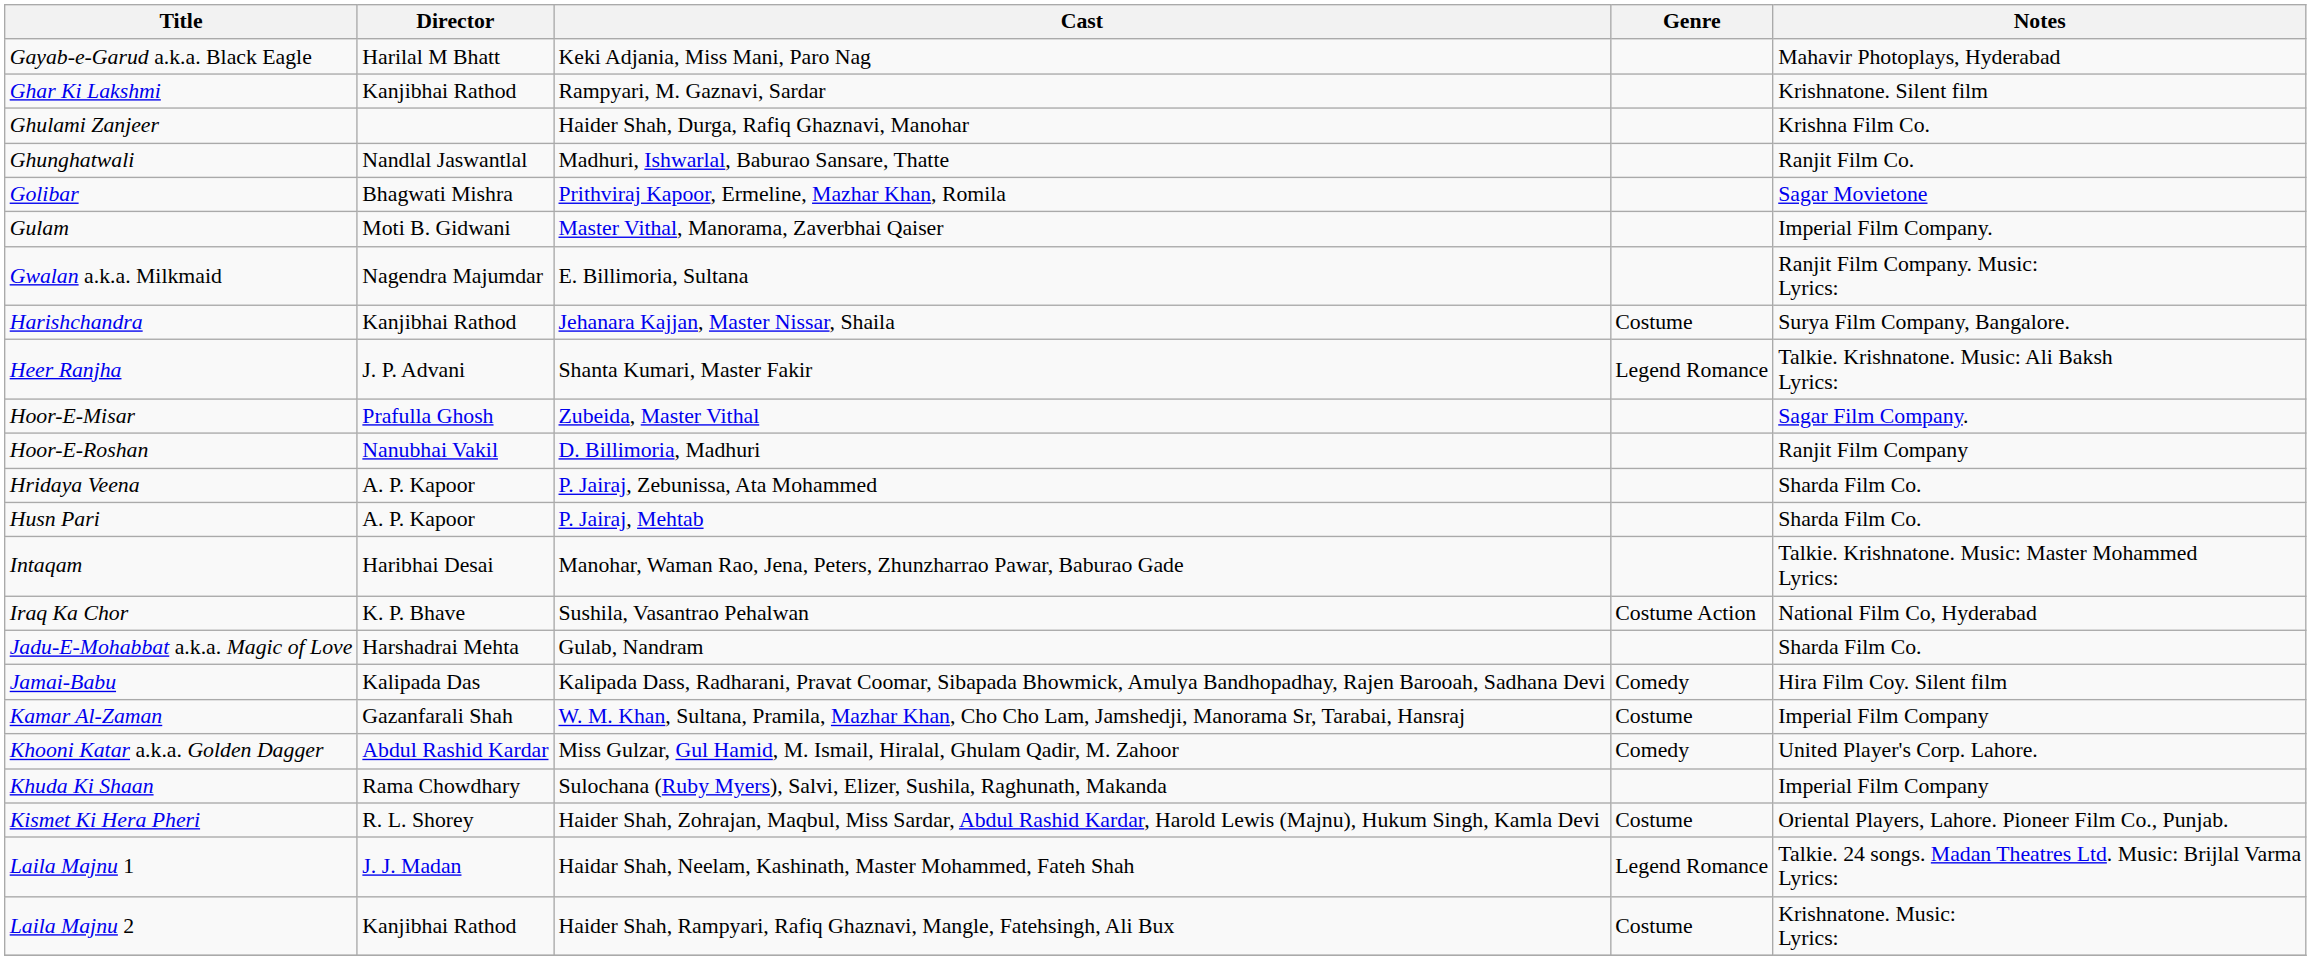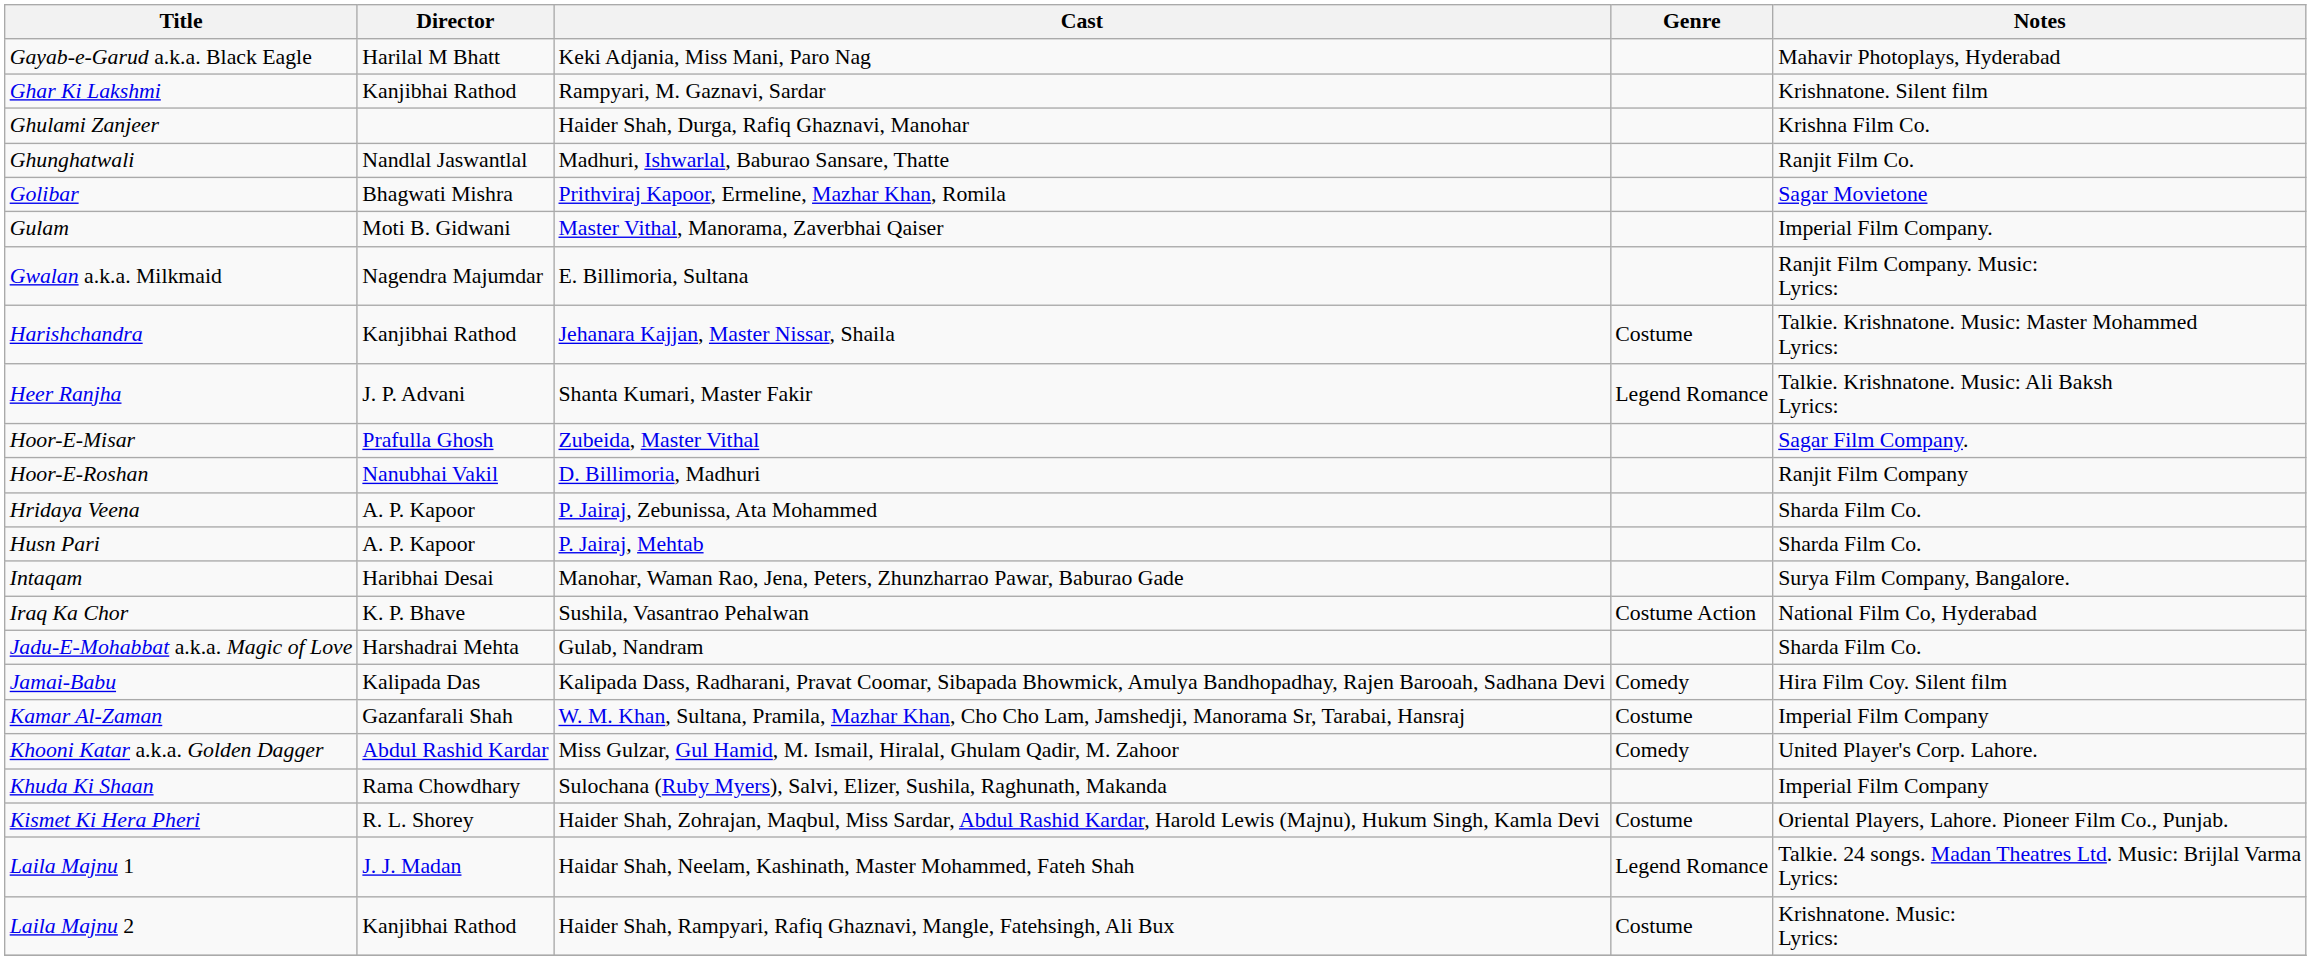(1924, 322) Surya Film Company, Bangalore. -> (1988, 334) Talkie. Krishnatone. Music: Master Mohammed Lyrics:
(1988, 566) Talkie. Krishnatone. Music: Master Mohammed Lyrics: -> (1924, 578) Surya Film Company, Bangalore.
